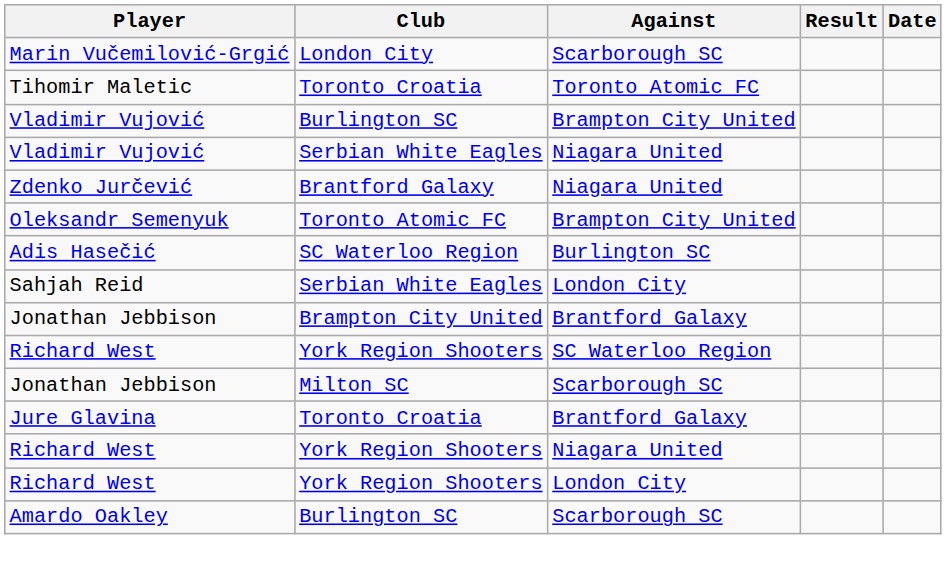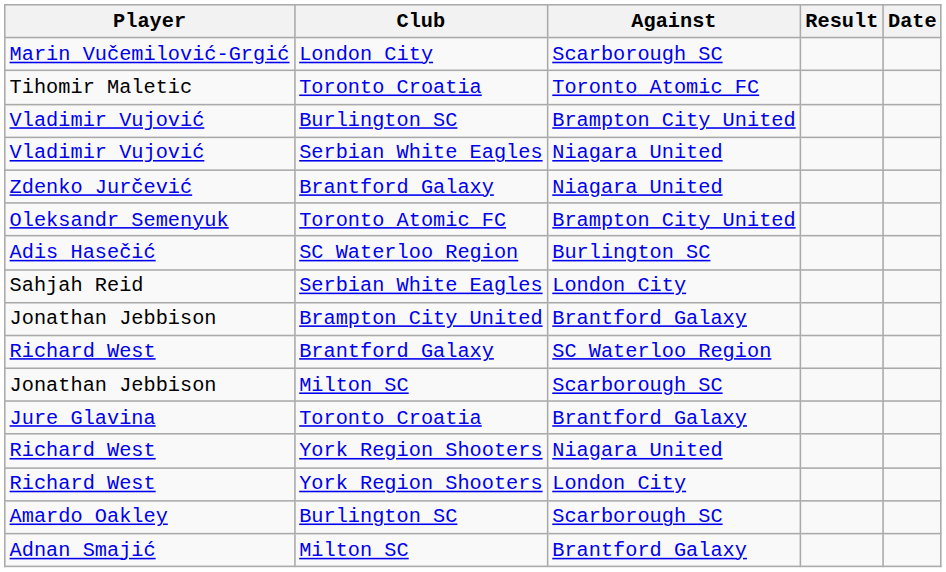(421, 352) York Region Shooters -> (397, 352) Brantford Galaxy
+ row: (83, 550)
